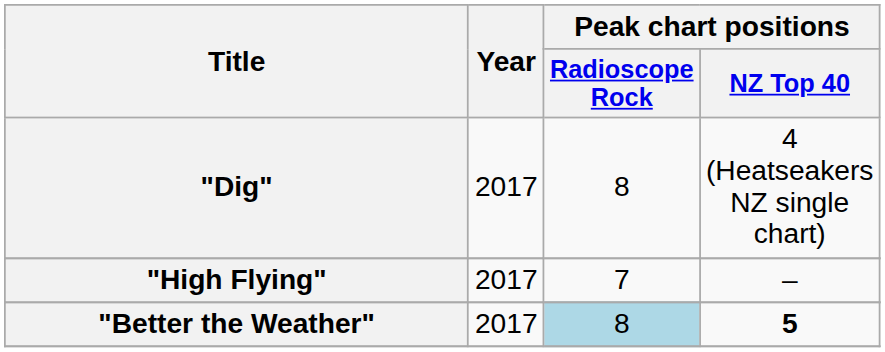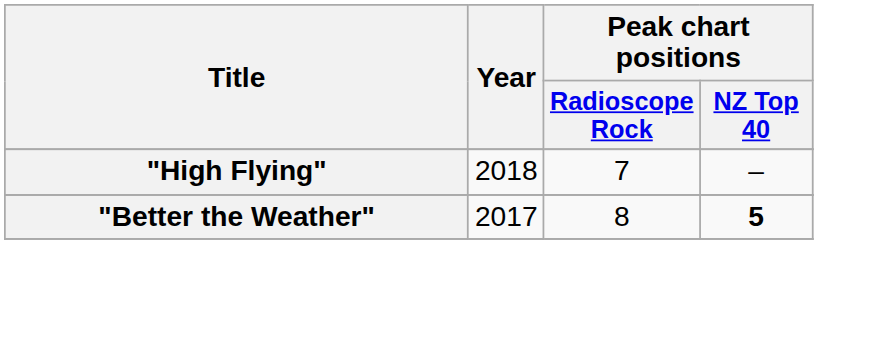- row: (237, 187)
(506, 279) 2017 -> (506, 171) 2018
(622, 324) lightblue background -> (622, 216) no background
